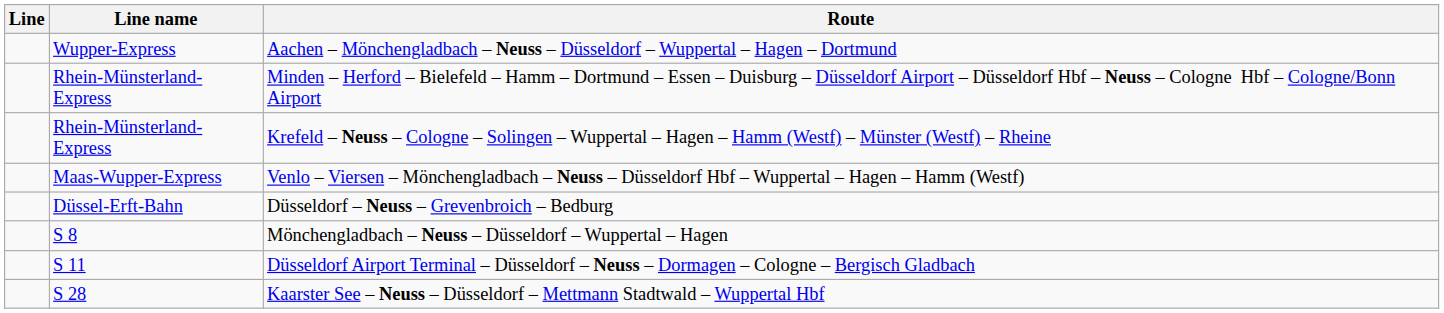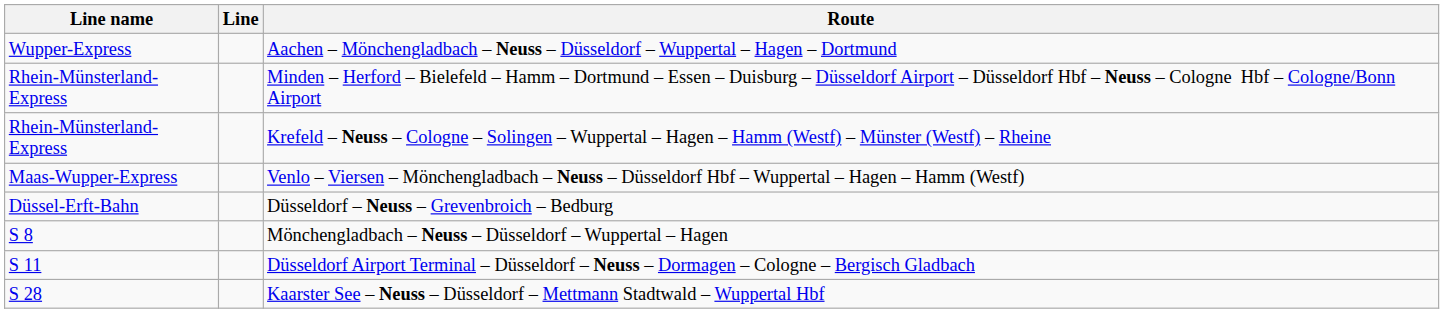columns swapped: (27, 19) <-> (156, 19)
